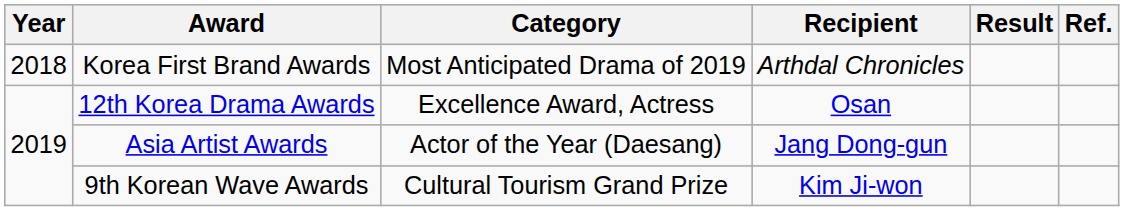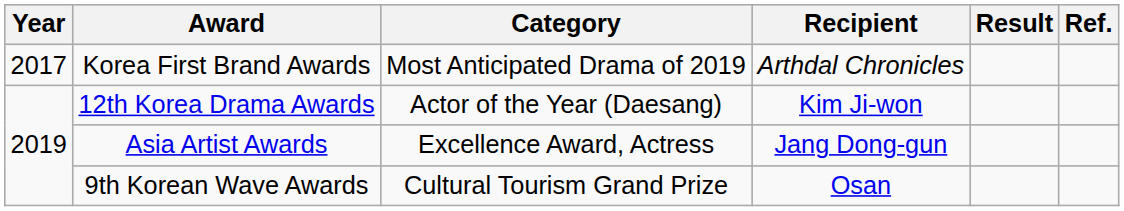(39, 64) 2018 -> (39, 64) 2017
(566, 104) Excellence Award, Actress -> (566, 104) Actor of the Year (Daesang)
(861, 104) Osan -> (861, 104) Kim Ji-won
(566, 144) Actor of the Year (Daesang) -> (566, 144) Excellence Award, Actress
(861, 184) Kim Ji-won -> (861, 184) Osan
